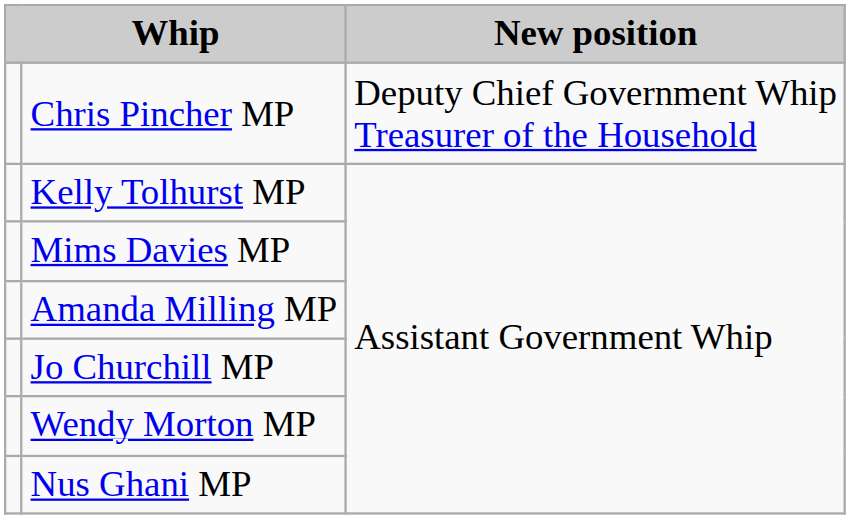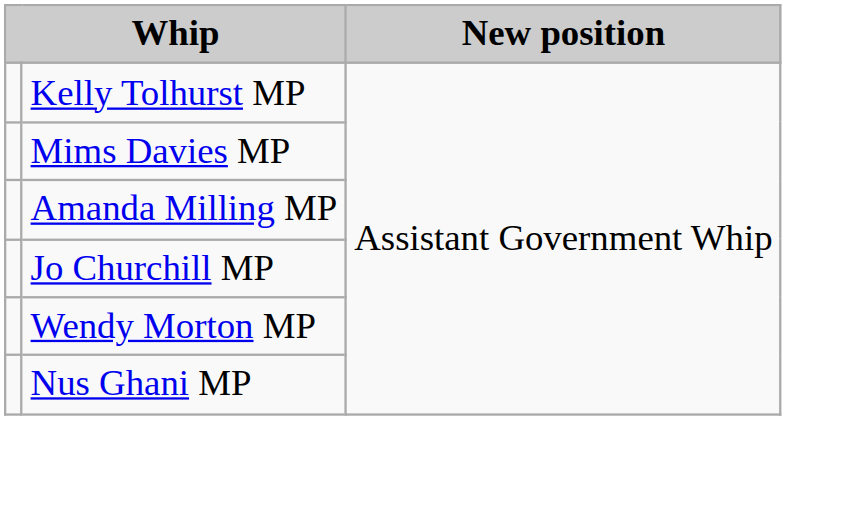- row: (162, 112)
